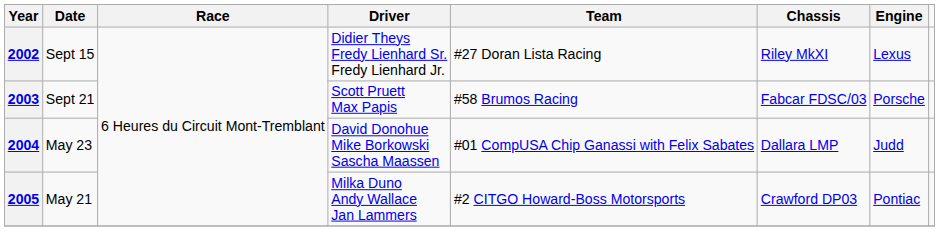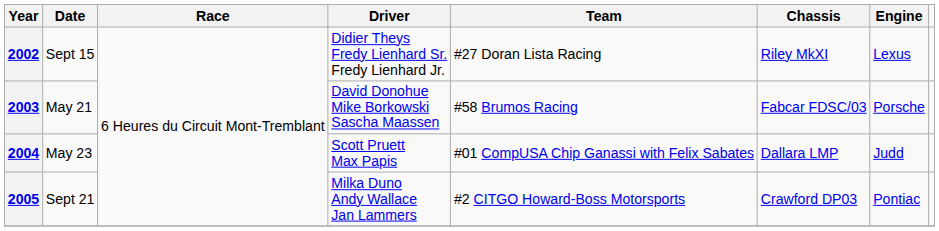(70, 100) Sept 21 -> (69, 108) May 21
(368, 100) Scott Pruett Max Papis -> (385, 108) David Donohue Mike Borkowski Sascha Maassen
(385, 146) David Donohue Mike Borkowski Sascha Maassen -> (368, 153) Scott Pruett Max Papis
(69, 199) May 21 -> (70, 199) Sept 21
